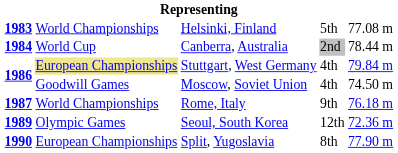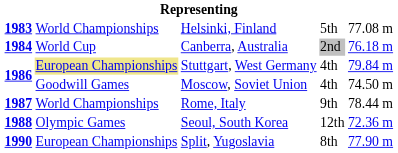(371, 47) 78.44 m -> (371, 47) 76.18 m
(371, 103) 76.18 m -> (371, 103) 78.44 m
(18, 122) 1989 -> (18, 122) 1988
